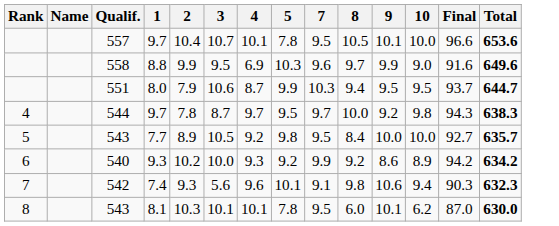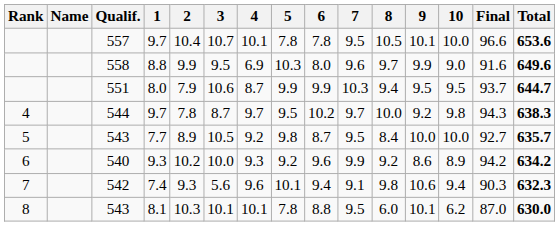+ column: (321, 16)
